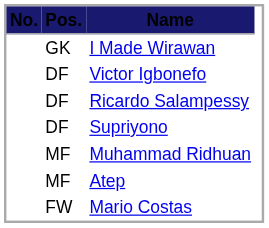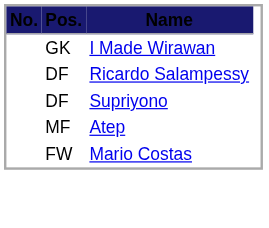- row: (148, 74)
- row: (170, 154)
